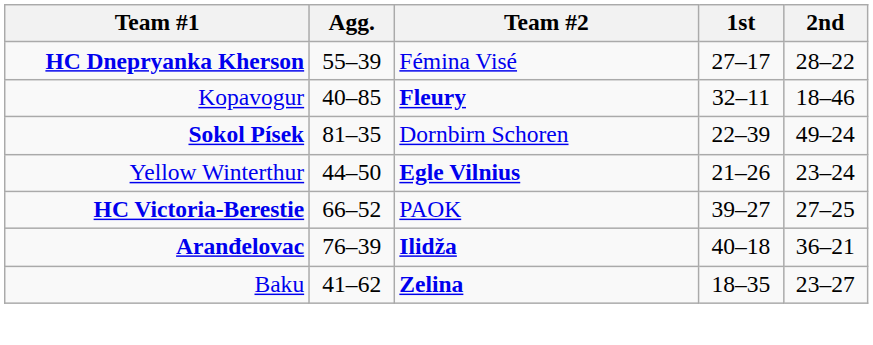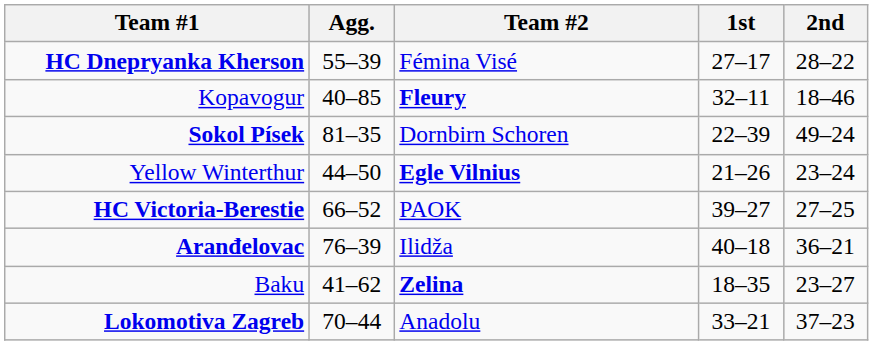(428, 246) bold -> (426, 246) normal
+ row: (204, 321)
